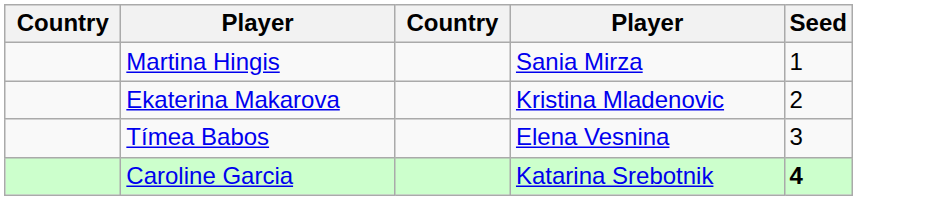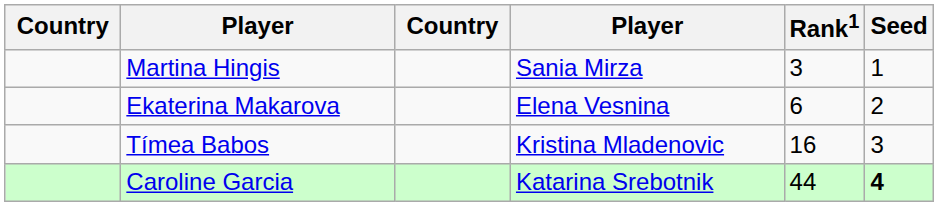+ column: (824, 26)
(620, 99) Kristina Mladenovic -> (593, 106) Elena Vesnina
(593, 137) Elena Vesnina -> (620, 144) Kristina Mladenovic
